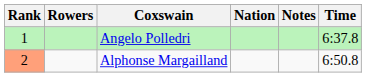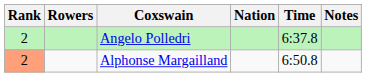columns swapped: (340, 15) <-> (299, 15)
(24, 38) 1 -> (24, 38) 2
